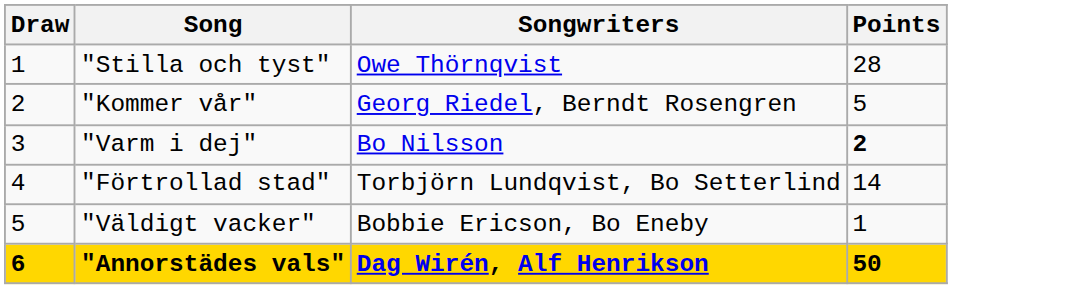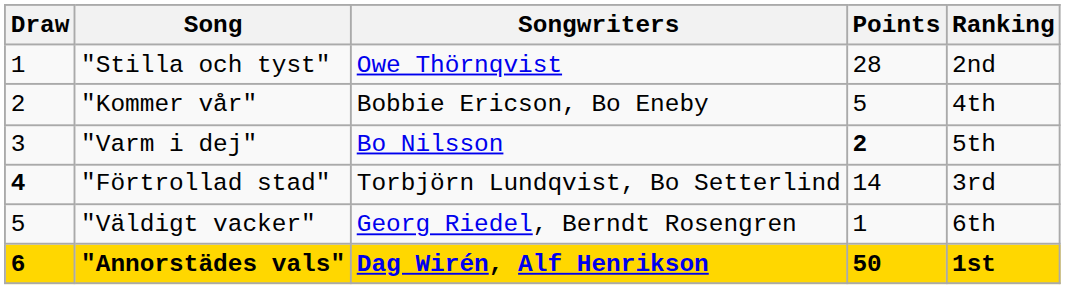+ column: (1003, 25)
(577, 105) Georg Riedel, Berndt Rosengren -> (533, 105) Bobbie Ericson, Bo Eneby
(18, 184) normal -> (18, 184) bold
(533, 224) Bobbie Ericson, Bo Eneby -> (577, 224) Georg Riedel, Berndt Rosengren
